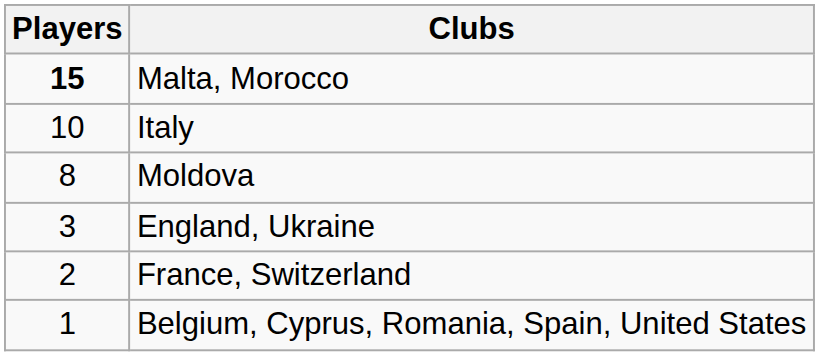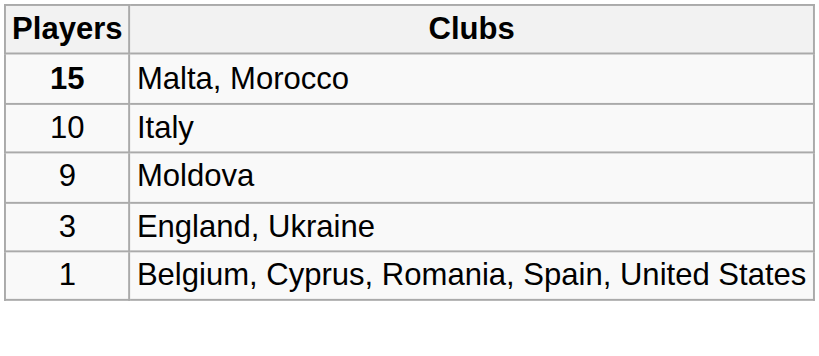(67, 176) 8 -> (67, 176) 9
- row: (274, 275)
